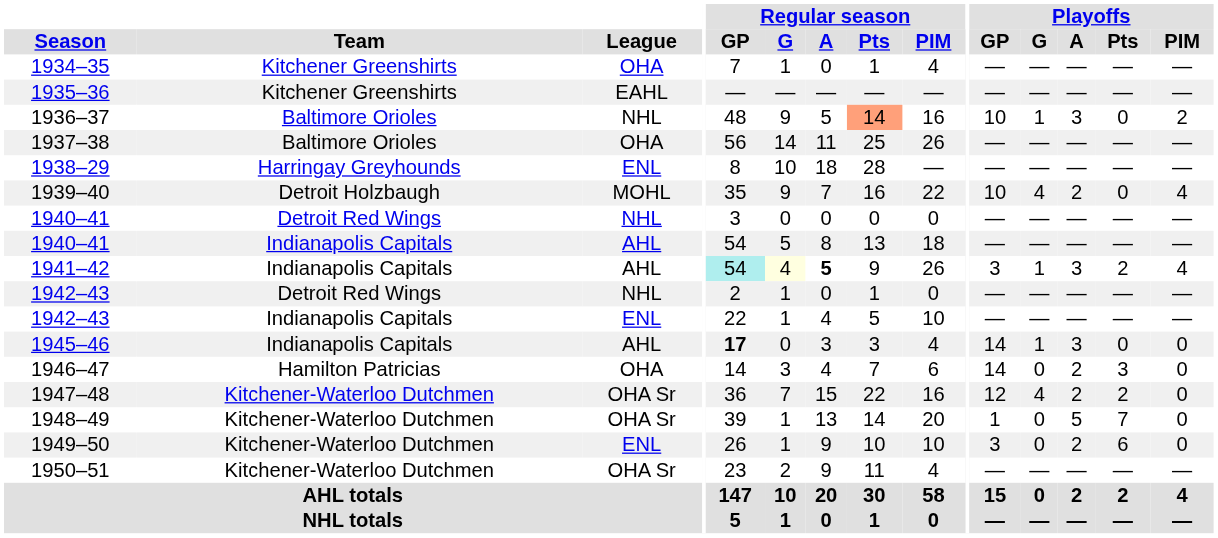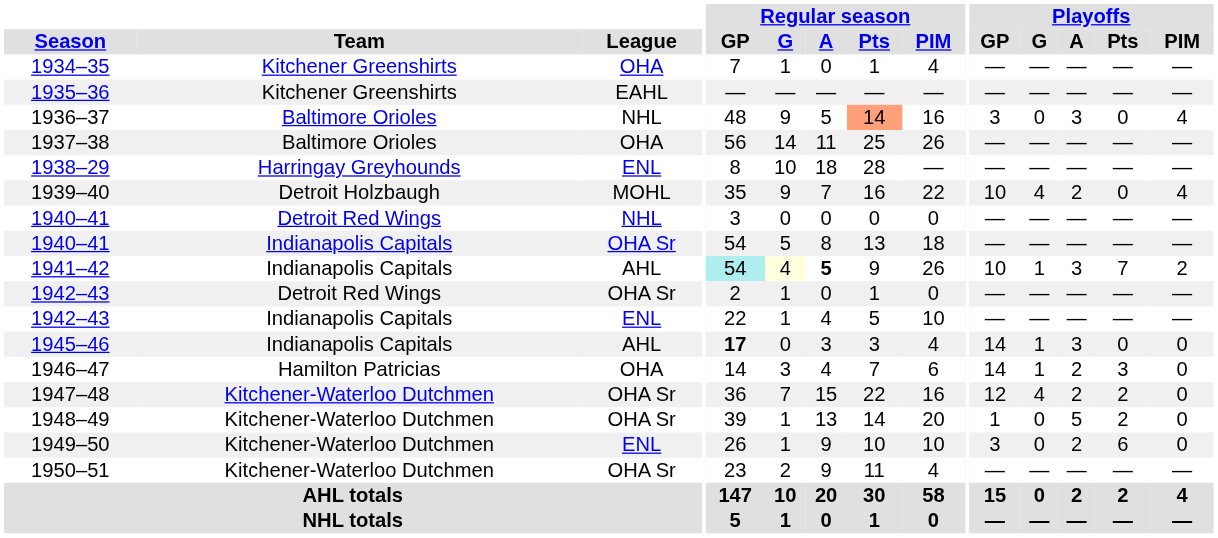(995, 117) 10 -> (995, 117) 3
(1039, 117) 1 -> (1039, 117) 0
(1182, 117) 2 -> (1182, 117) 4
(642, 243) AHL -> (642, 243) OHA Sr
(995, 268) 3 -> (995, 268) 10
(1123, 268) 2 -> (1123, 268) 7
(1182, 268) 4 -> (1182, 268) 2
(642, 293) NHL -> (642, 293) OHA Sr
(1039, 369) 0 -> (1039, 369) 1
(1123, 419) 7 -> (1123, 419) 2
